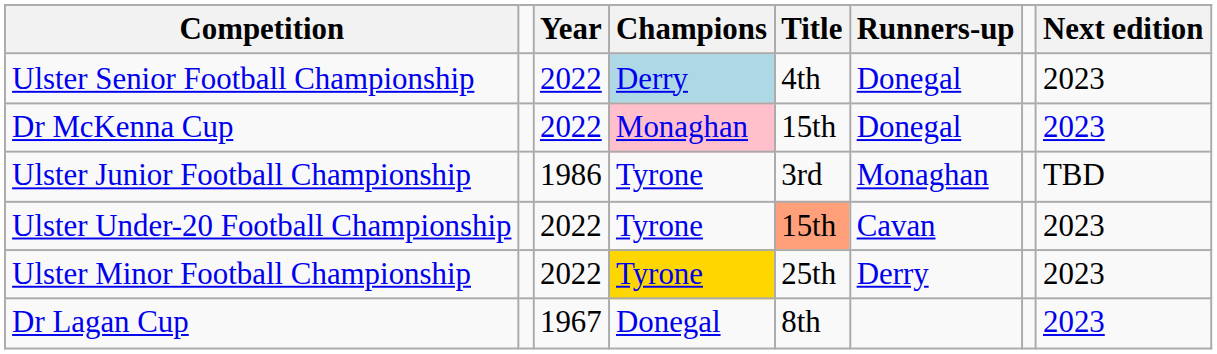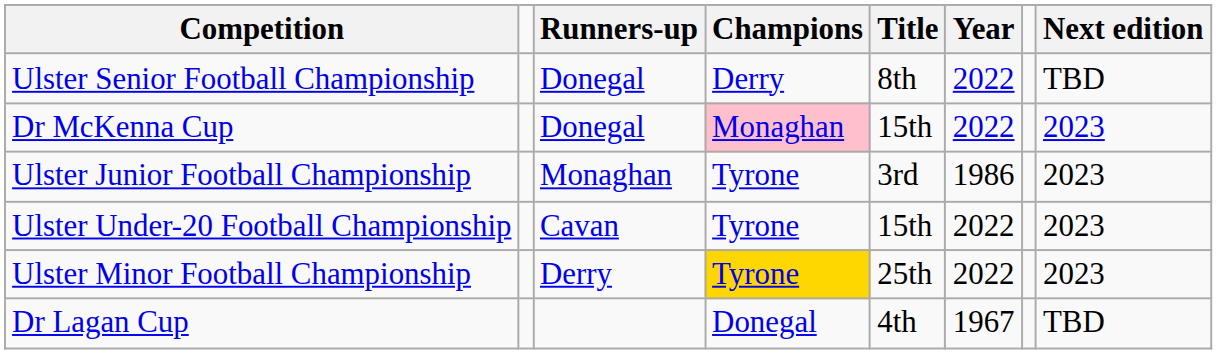columns swapped: (571, 28) <-> (936, 28)
(652, 77) lightblue background -> (748, 77) no background
(801, 77) 4th -> (897, 77) 8th
(1074, 77) 2023 -> (1074, 77) TBD
(1074, 175) TBD -> (1074, 175) 2023
(809, 224) lightsalmon background -> (905, 224) no background
(801, 322) 8th -> (897, 322) 4th
(1074, 322) 2023 -> (1074, 322) TBD
